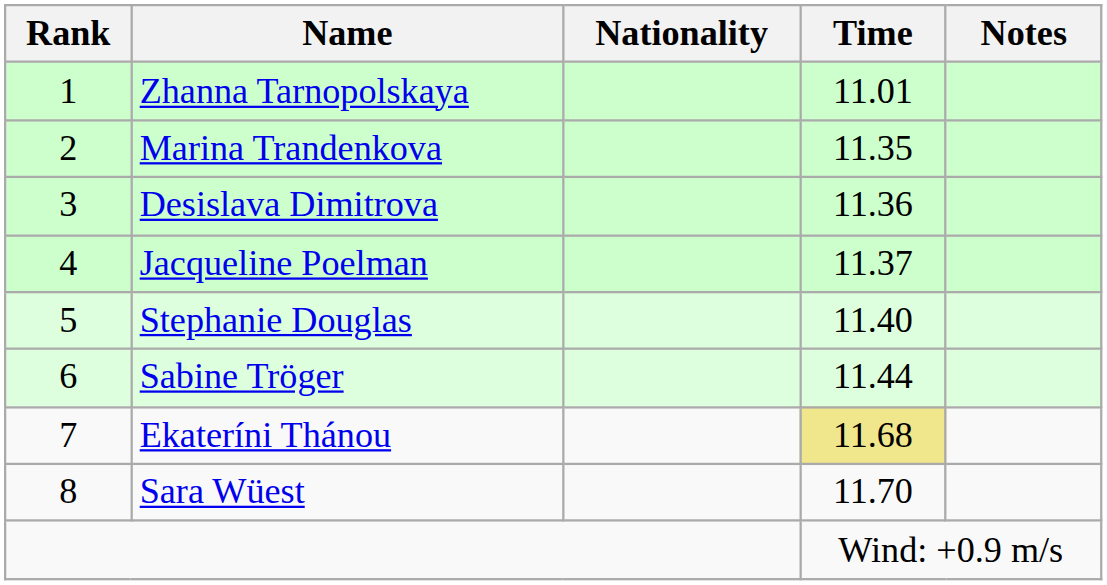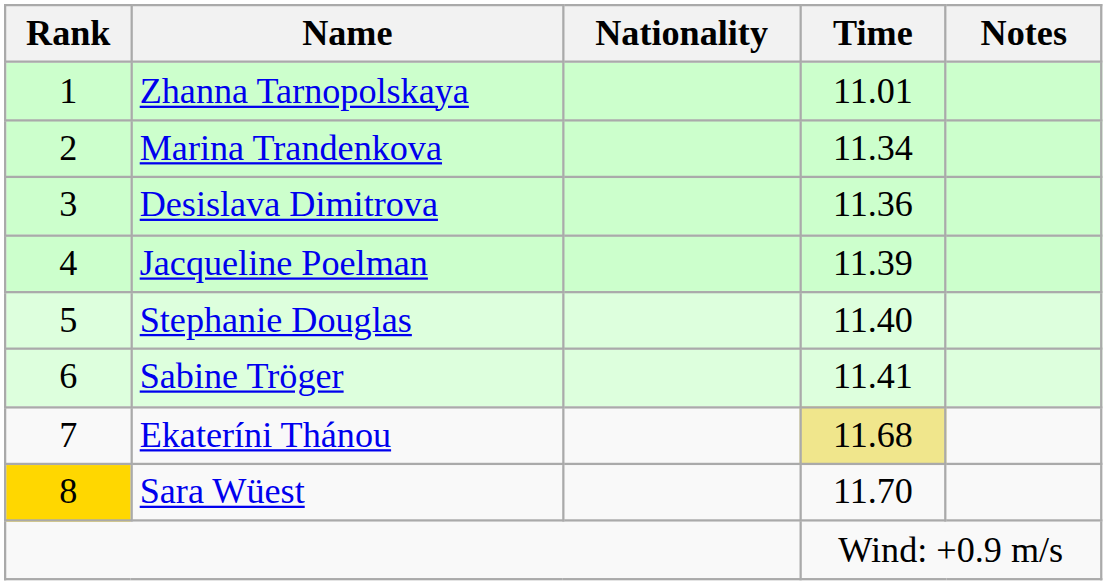(873, 147) 11.35 -> (873, 147) 11.34
(873, 262) 11.37 -> (873, 262) 11.39
(873, 377) 11.44 -> (873, 377) 11.41
(68, 491) no background -> (68, 491) gold background
